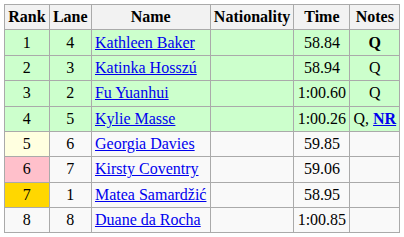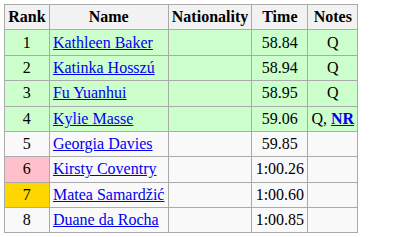- column: (70, 17)
(375, 42) bold -> (333, 42) normal
(322, 93) 1:00.60 -> (280, 93) 58.95
(322, 118) 1:00.26 -> (280, 118) 59.06
(27, 144) lightyellow background -> (27, 144) no background
(322, 169) 59.06 -> (280, 169) 1:00.26
(322, 194) 58.95 -> (280, 194) 1:00.60
